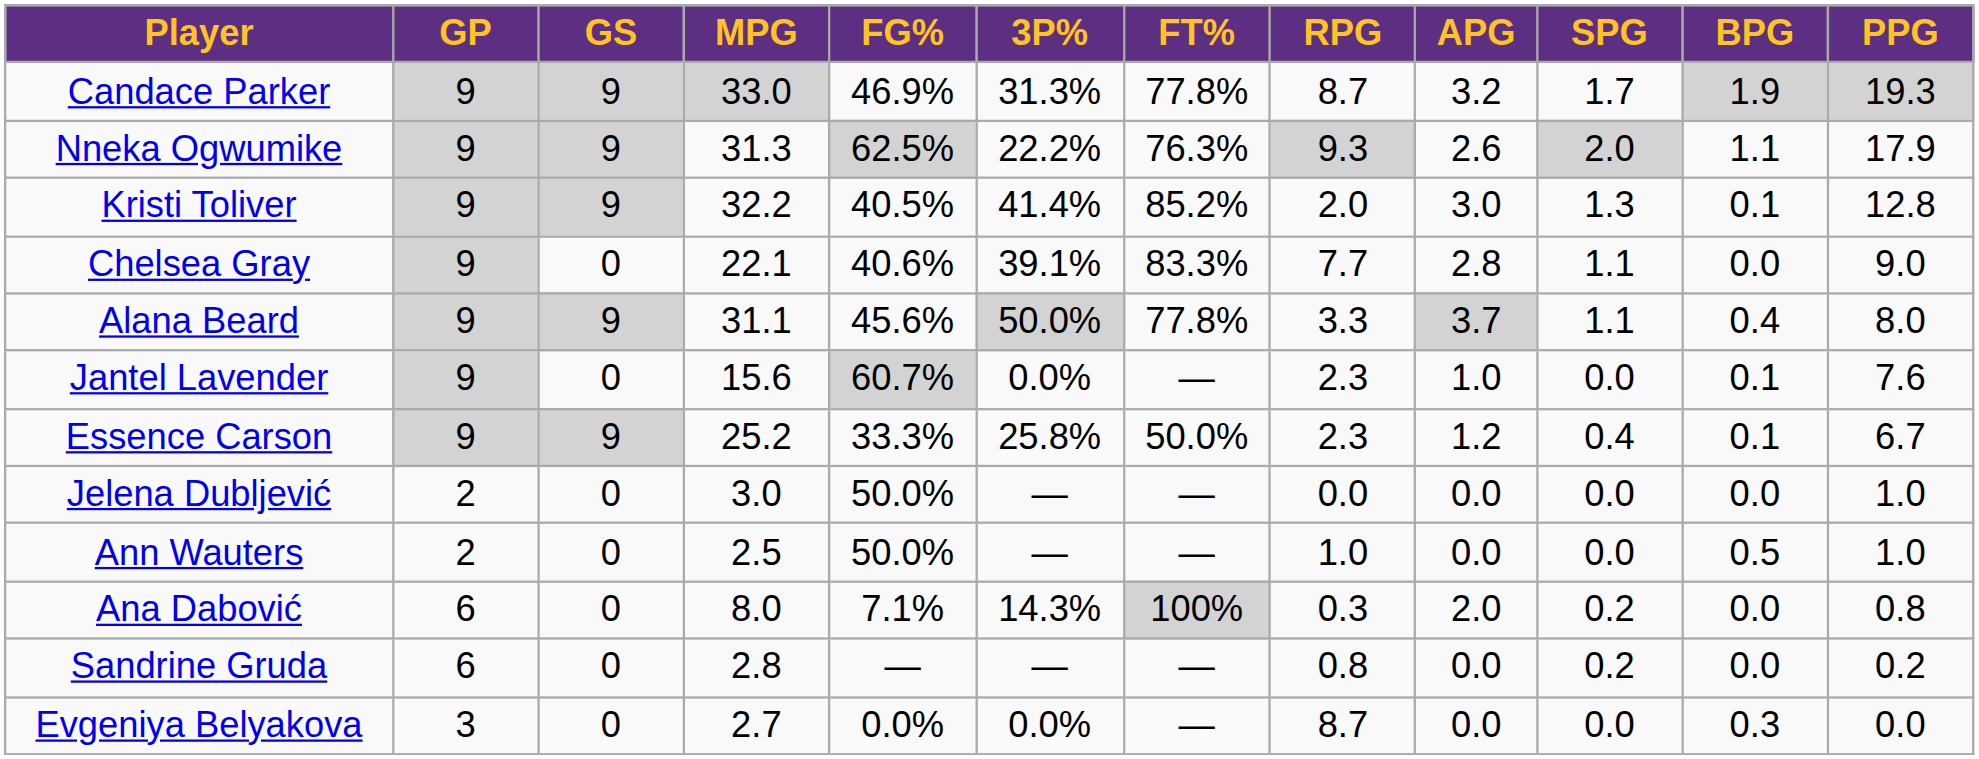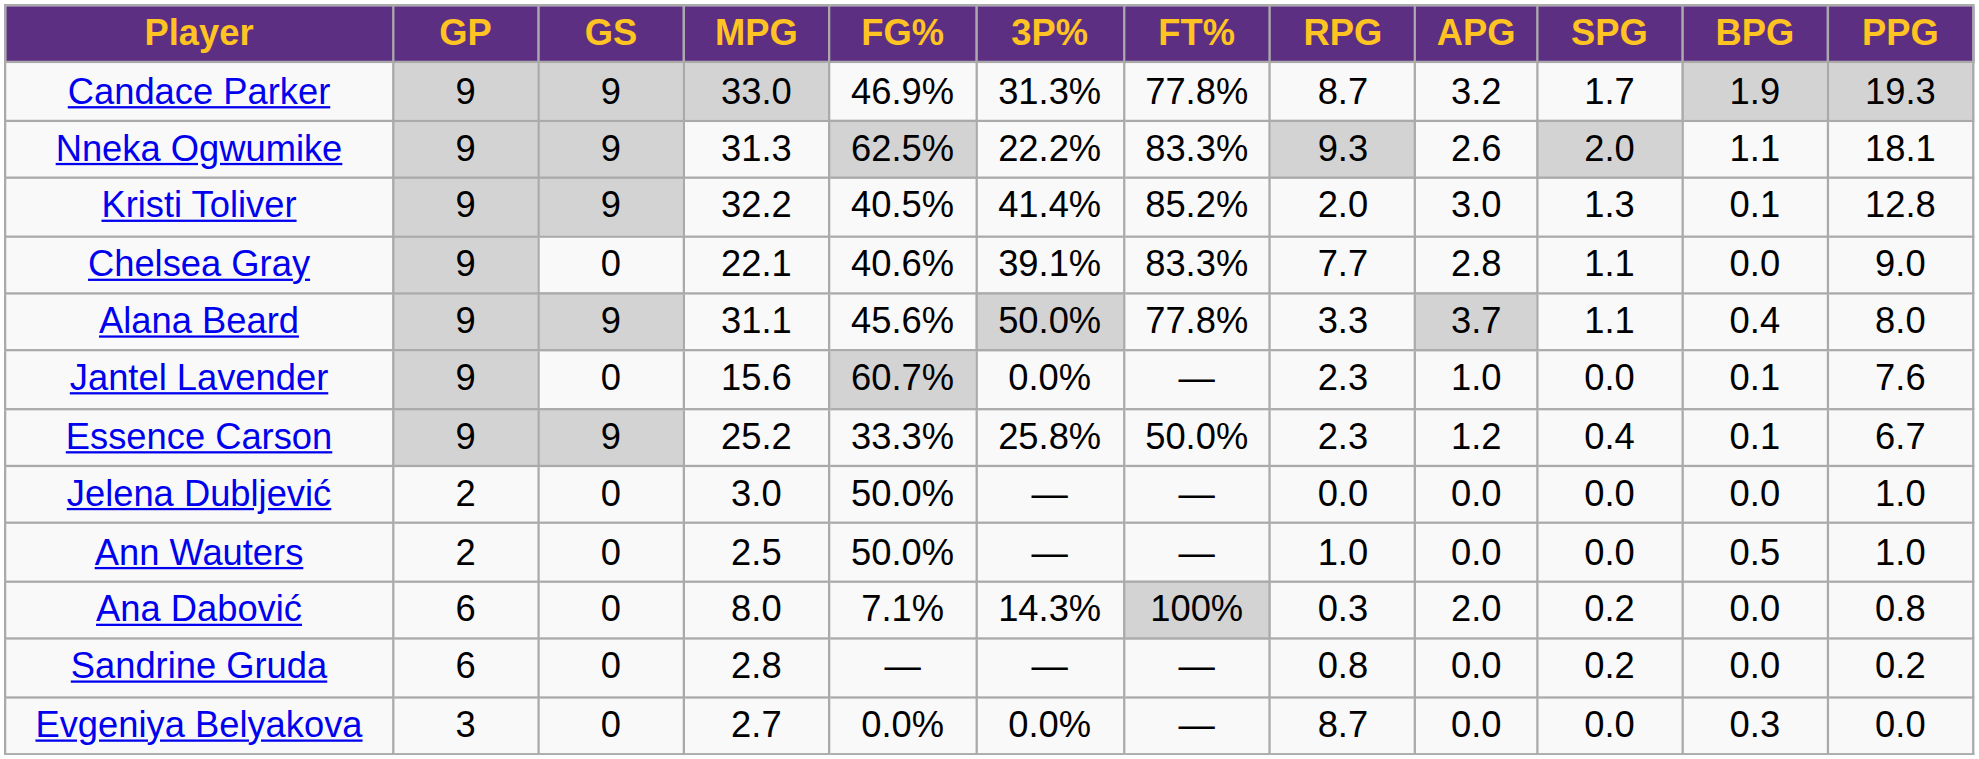(1197, 148) 76.3% -> (1197, 148) 83.3%
(1900, 148) 17.9 -> (1900, 148) 18.1
